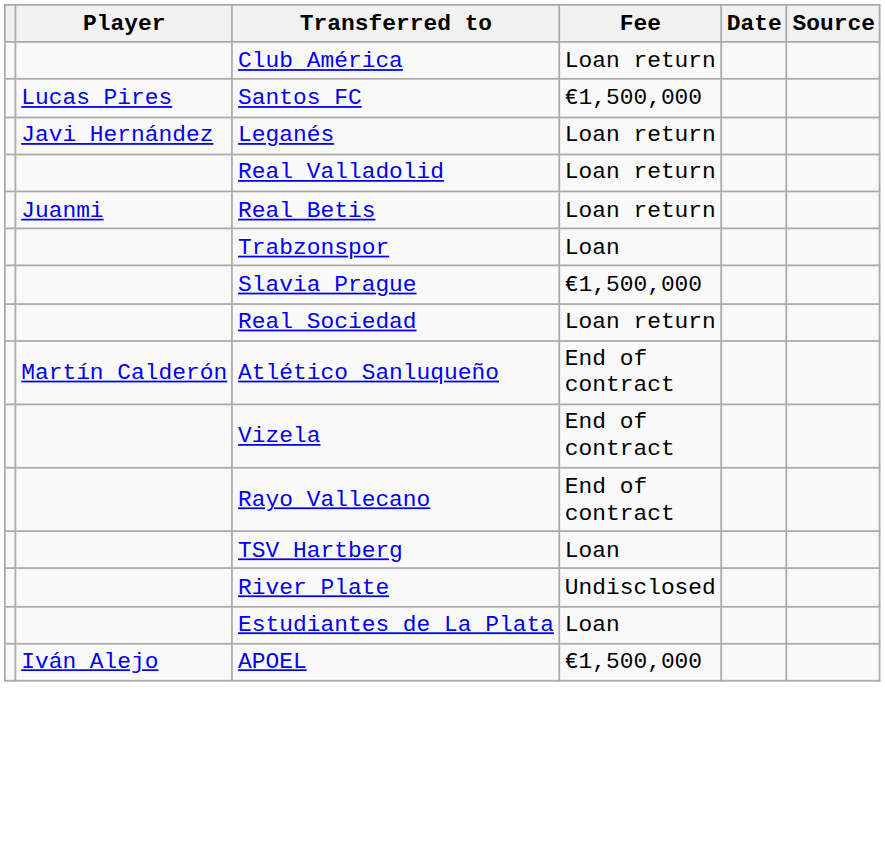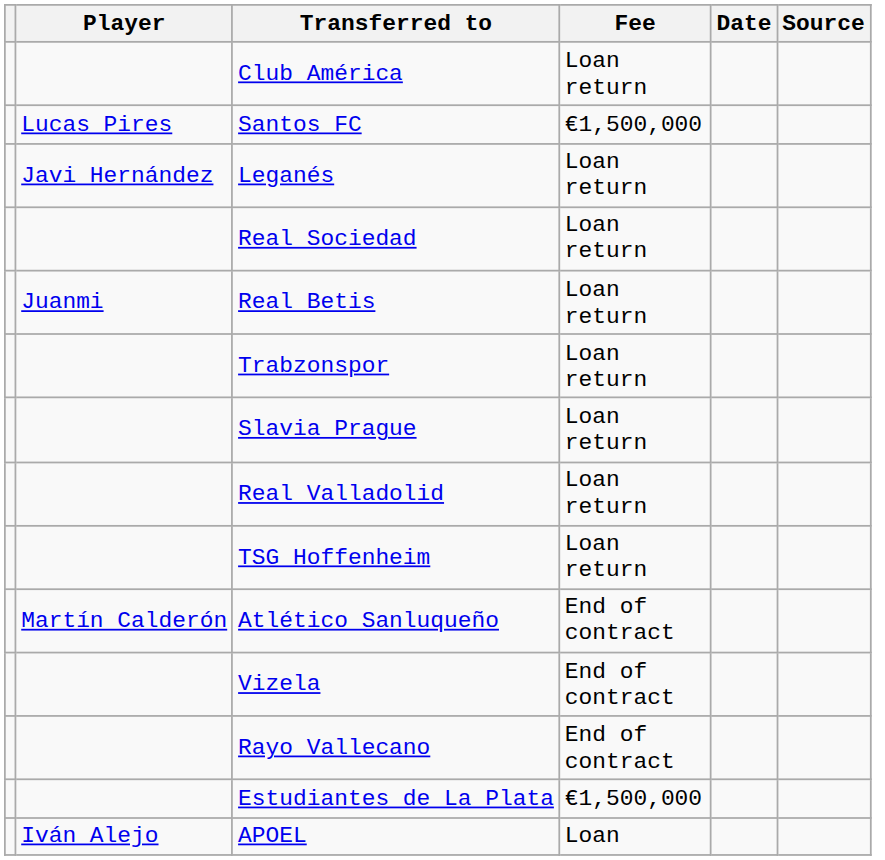rows swapped: (327, 322) <-> (341, 173)
(592, 247) Loan -> (606, 366) Loan return
(633, 285) €1,500,000 -> (606, 430) Loan return
+ row: (334, 557)
- row: (320, 550)
- row: (314, 587)
(592, 625) Loan -> (633, 799) €1,500,000
(633, 662) €1,500,000 -> (592, 836) Loan
